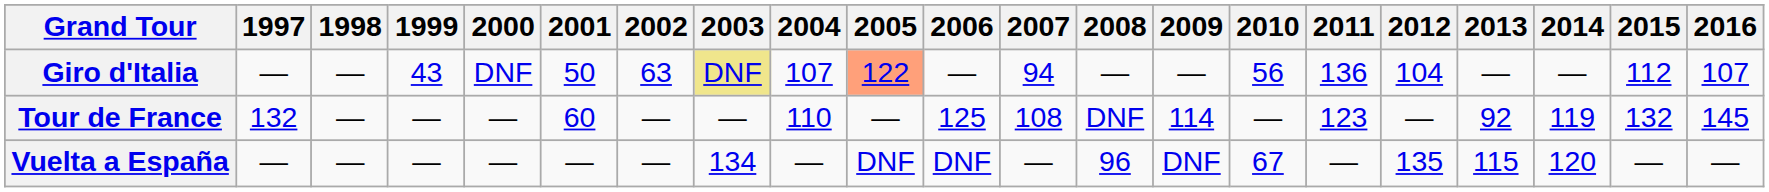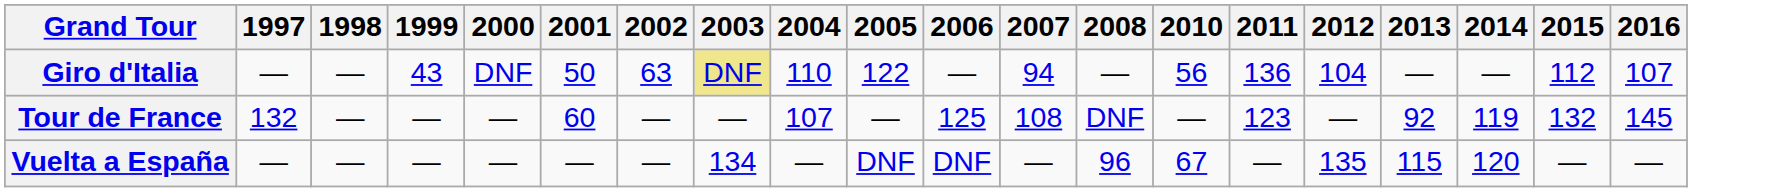- column: (1191, 27)
(809, 72) 107 -> (809, 72) 110
(886, 72) lightsalmon background -> (886, 72) no background
(809, 117) 110 -> (809, 117) 107
